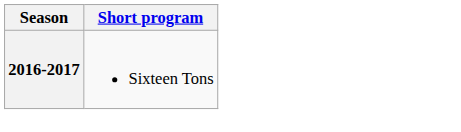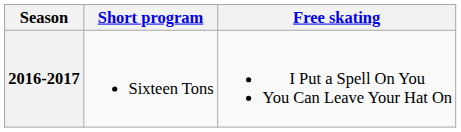+ column: (337, 17)
